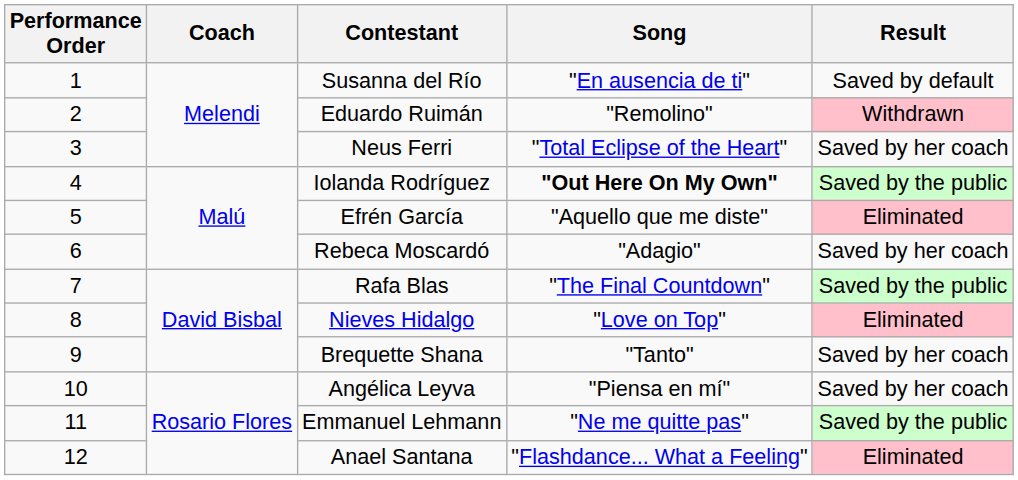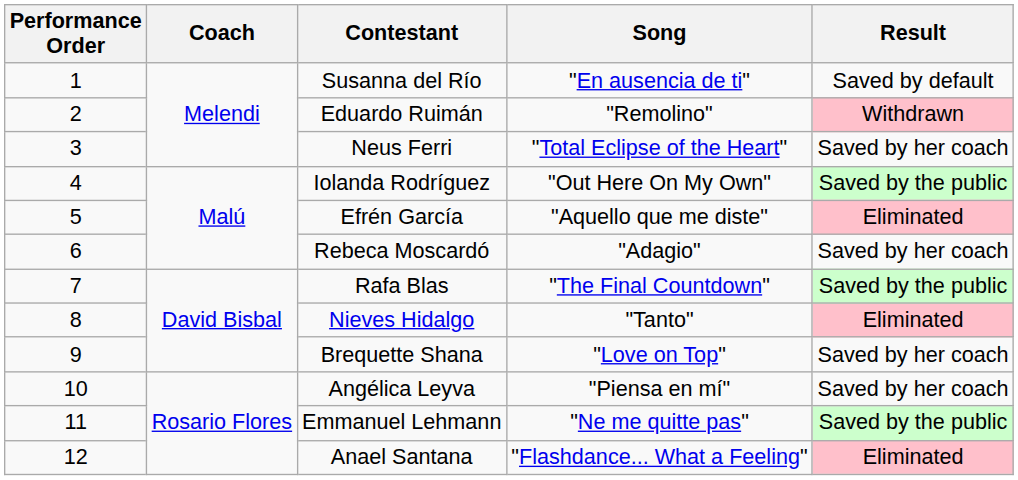(659, 182) bold -> (659, 182) normal
(659, 319) "Love on Top" -> (659, 319) "Tanto"
(659, 354) "Tanto" -> (659, 354) "Love on Top"
